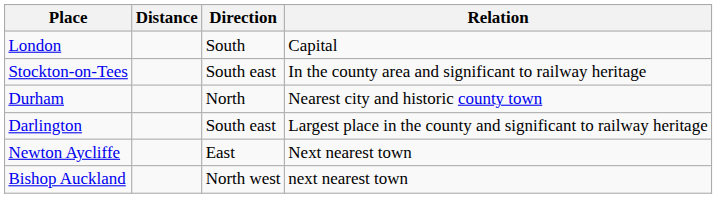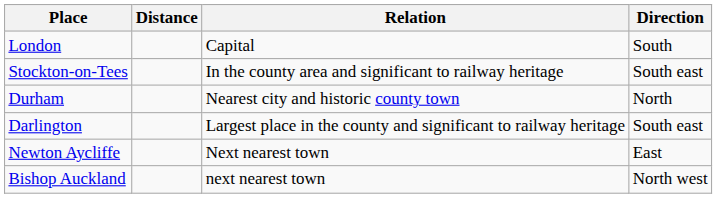columns swapped: (243, 17) <-> (498, 17)
